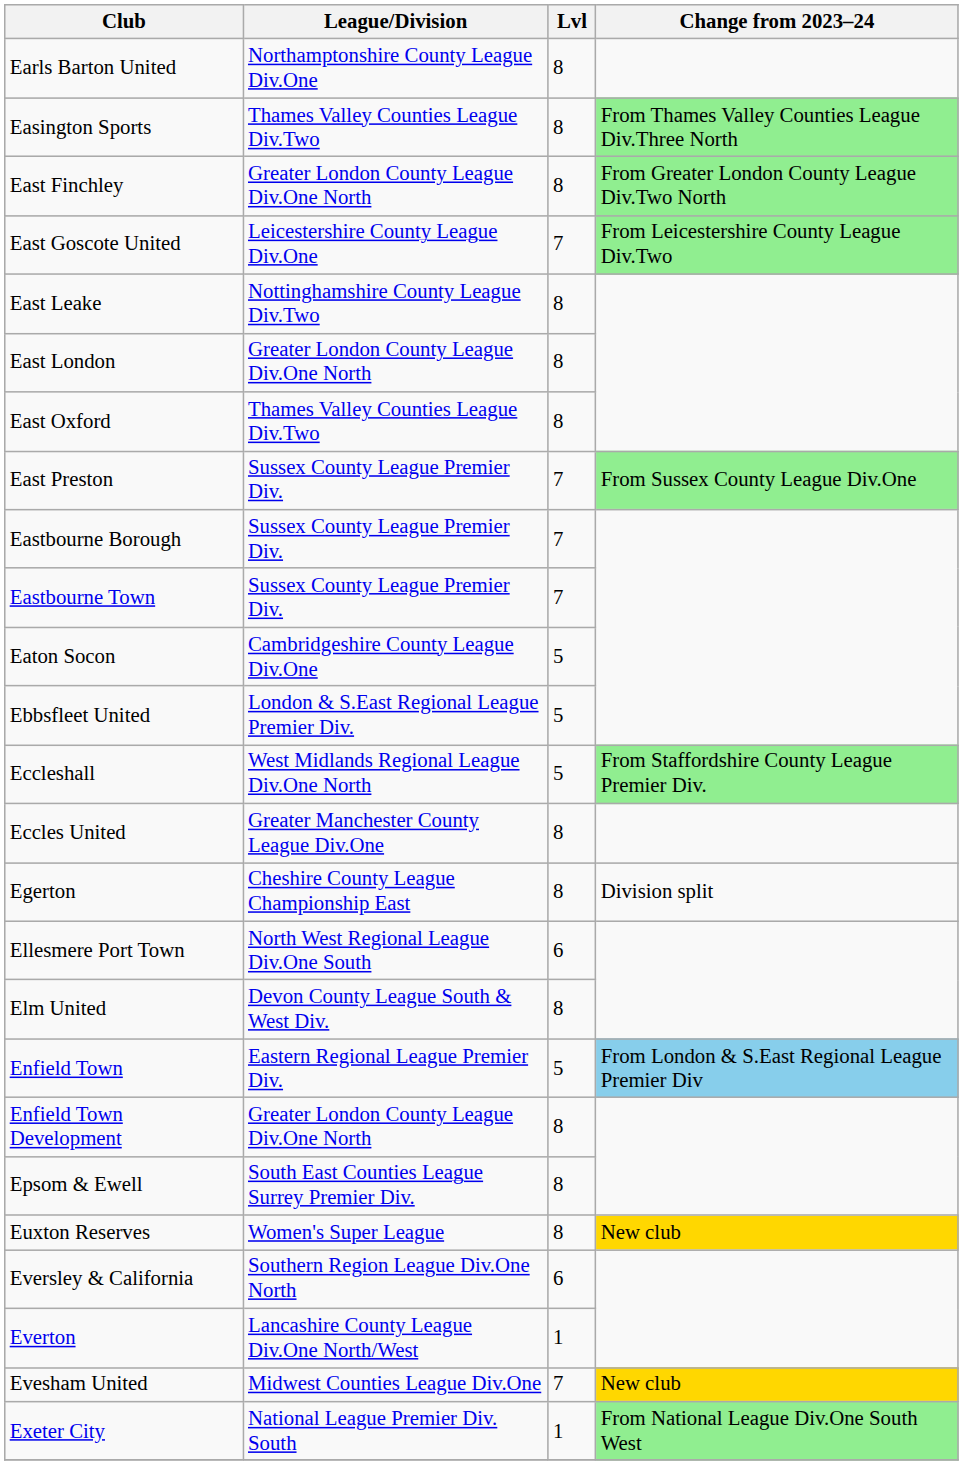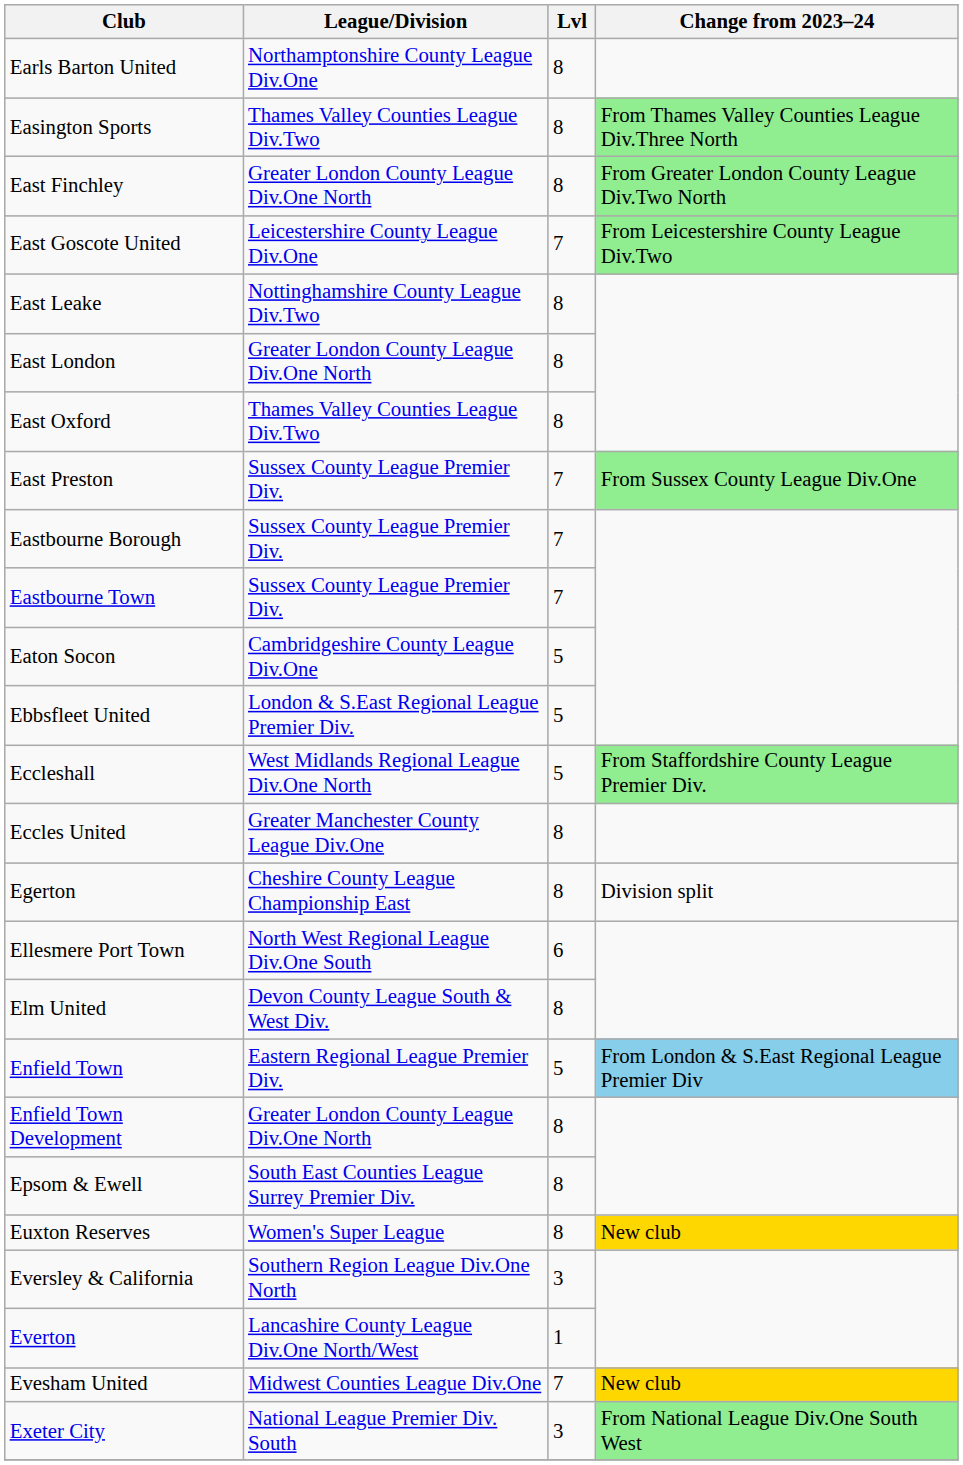(558, 1278) 6 -> (558, 1278) 3
(558, 1430) 1 -> (558, 1430) 3
